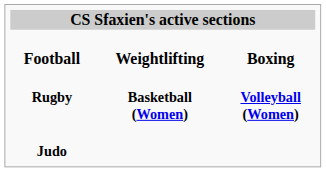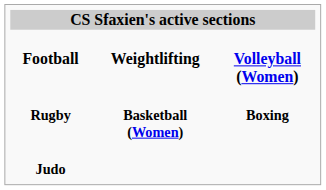(271, 59) Boxing -> (267, 68) Volleyball (Women)
(271, 106) Volleyball (Women) -> (267, 115) Boxing
